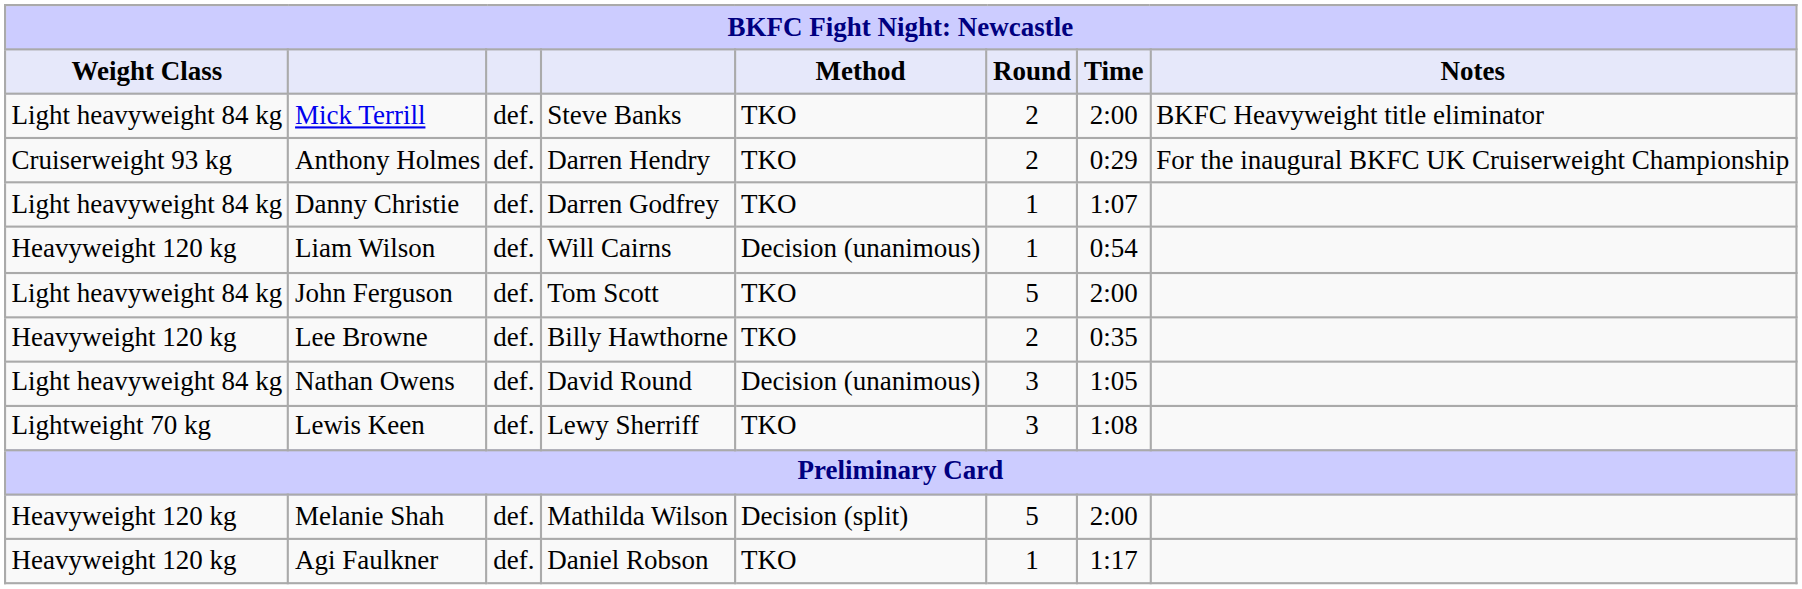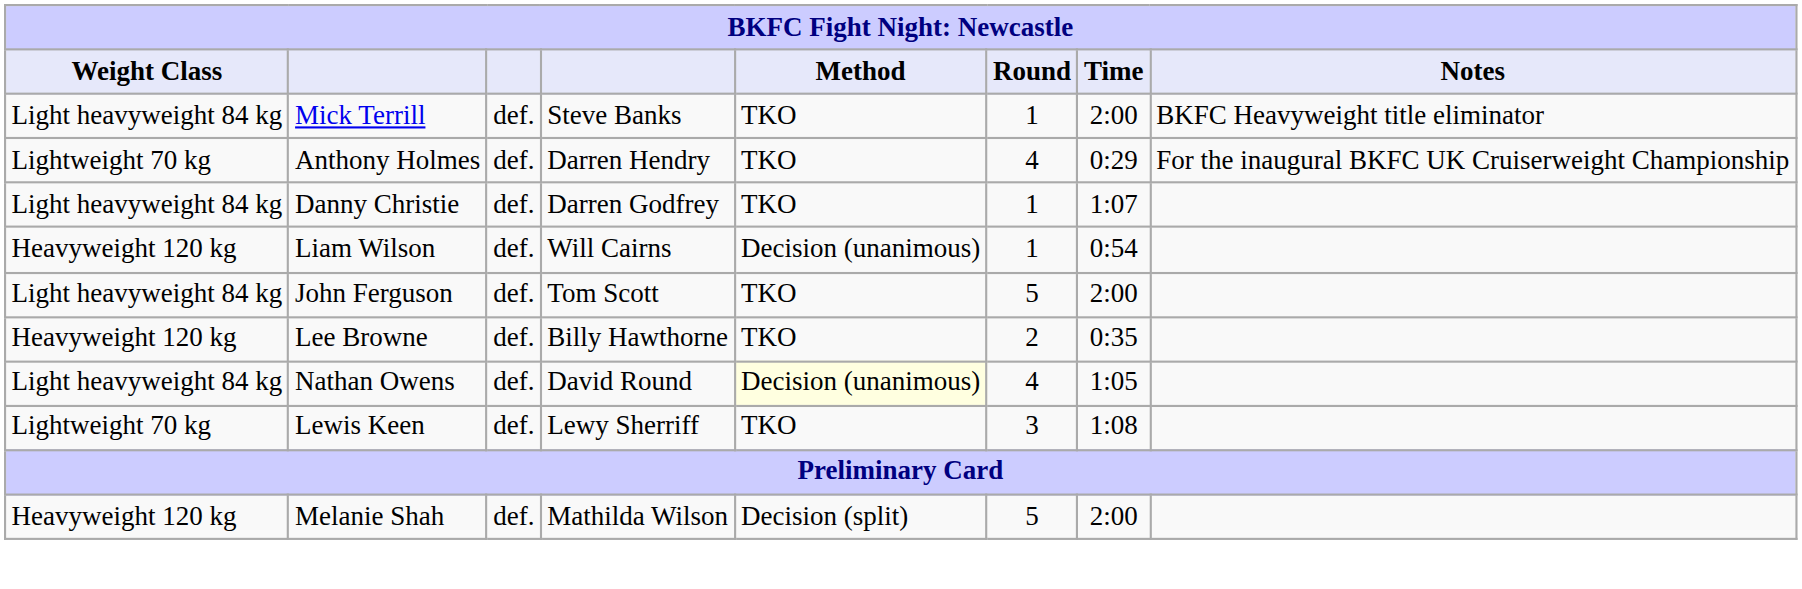(1032, 115) 2 -> (1032, 115) 1
(122, 160) Cruiserweight 93 kg -> (111, 160) Lightweight 70 kg
(1032, 160) 2 -> (1032, 160) 4
(861, 382) no background -> (861, 382) lightyellow background
(1032, 382) 3 -> (1032, 382) 4
- row: (367, 560)
